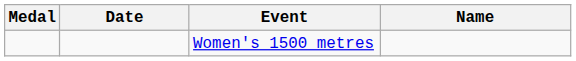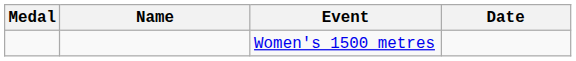columns swapped: (475, 18) <-> (125, 18)
